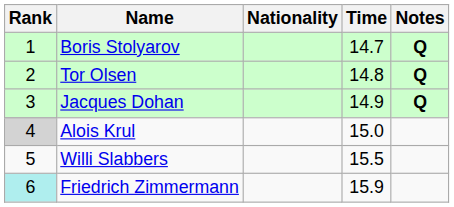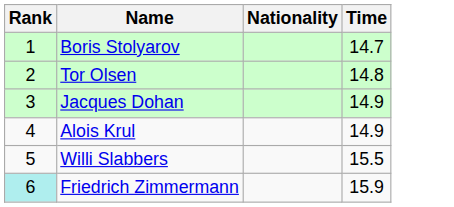- column: (420, 18)
(30, 131) lightgrey background -> (30, 131) no background
(367, 131) 15.0 -> (367, 131) 14.9
